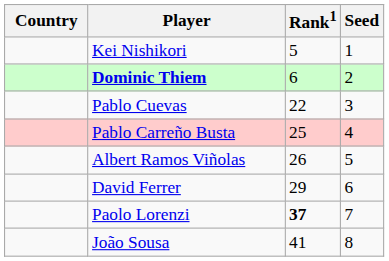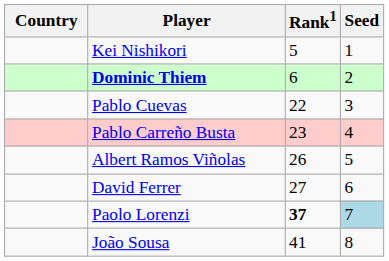(298, 132) 25 -> (298, 132) 23
(298, 187) 29 -> (298, 187) 27
(349, 214) no background -> (349, 214) lightblue background
